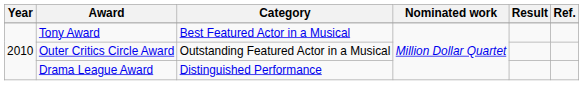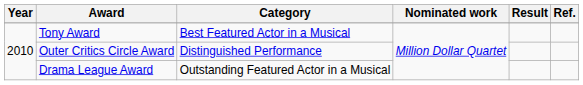(285, 51) Outstanding Featured Actor in a Musical -> (251, 51) Distinguished Performance
(251, 70) Distinguished Performance -> (285, 70) Outstanding Featured Actor in a Musical
